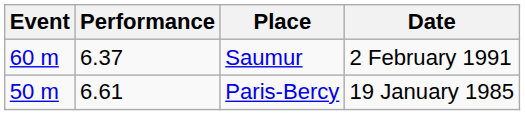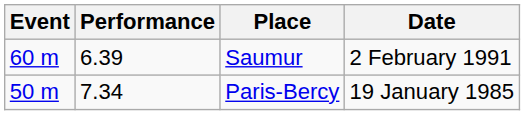(102, 57) 6.37 -> (102, 57) 6.39
(102, 92) 6.61 -> (102, 92) 7.34
